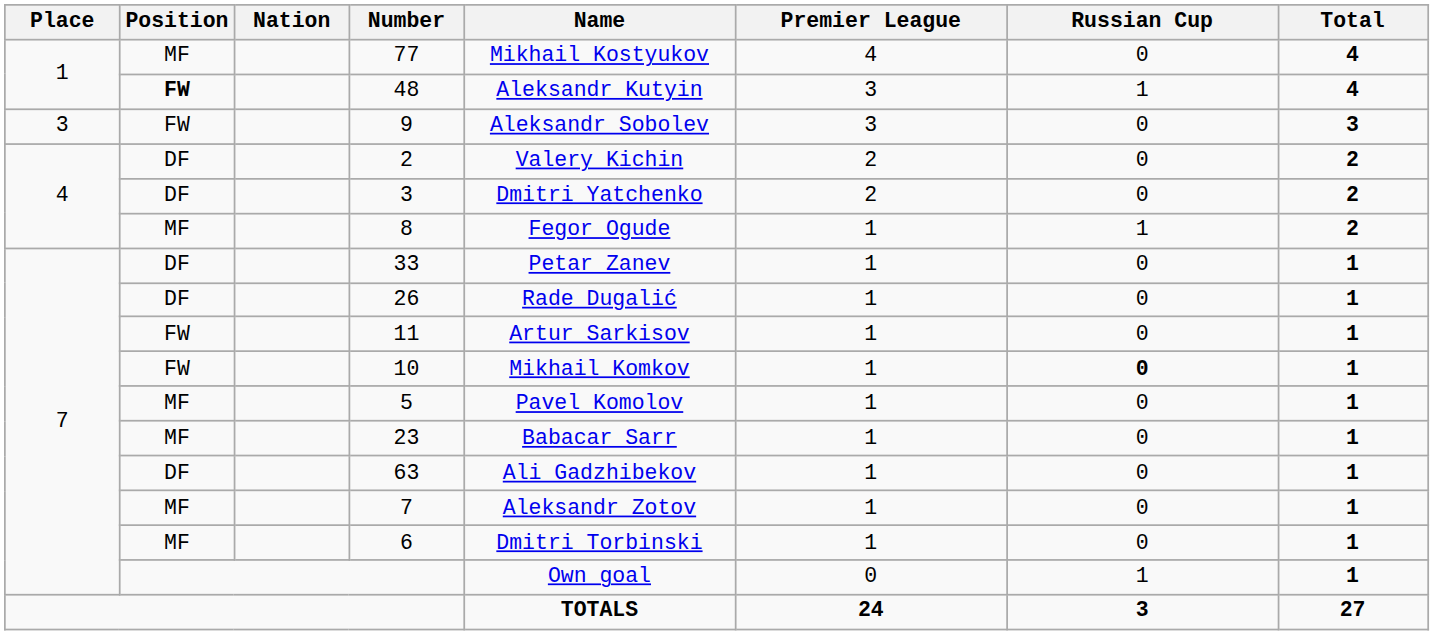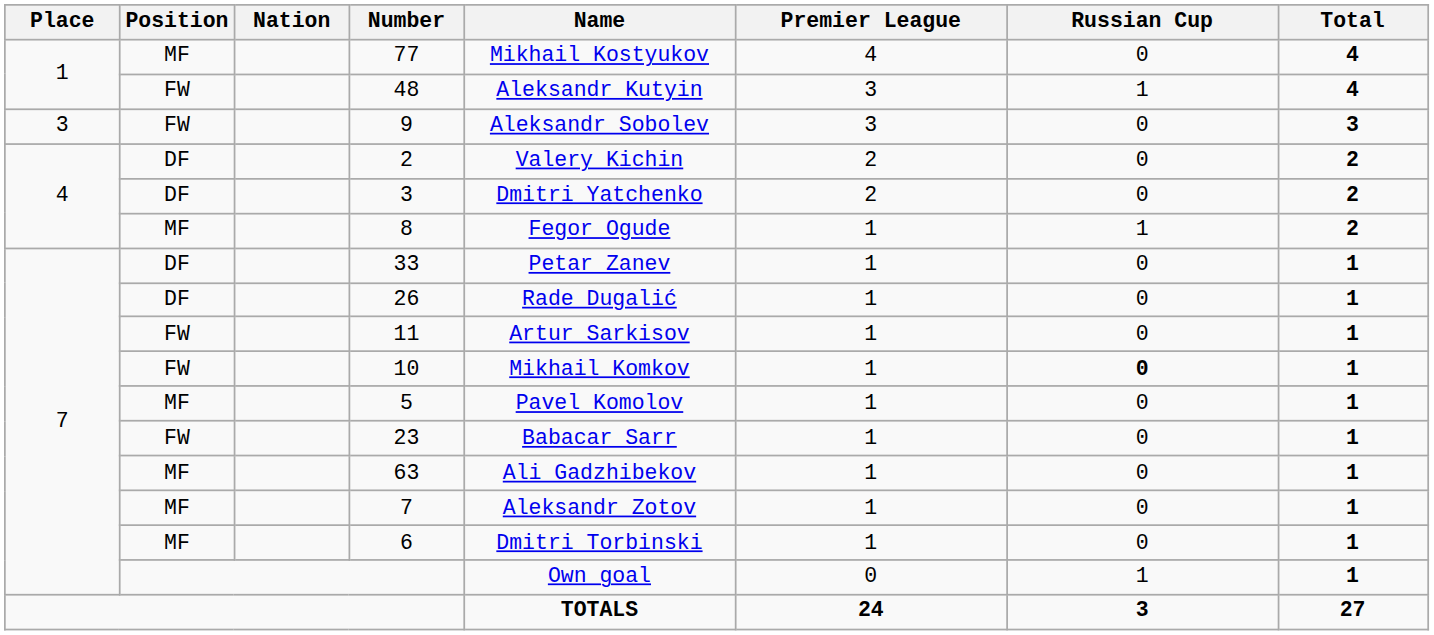(177, 92) bold -> (177, 92) normal
(177, 439) MF -> (177, 439) FW
(177, 474) DF -> (177, 474) MF
